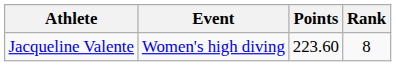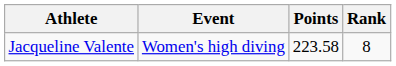(316, 46) 223.60 -> (316, 46) 223.58
